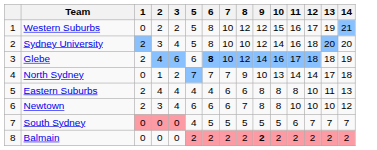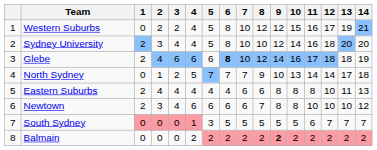+ column: (194, 12)
(194, 122) 4 -> (211, 122) 3
